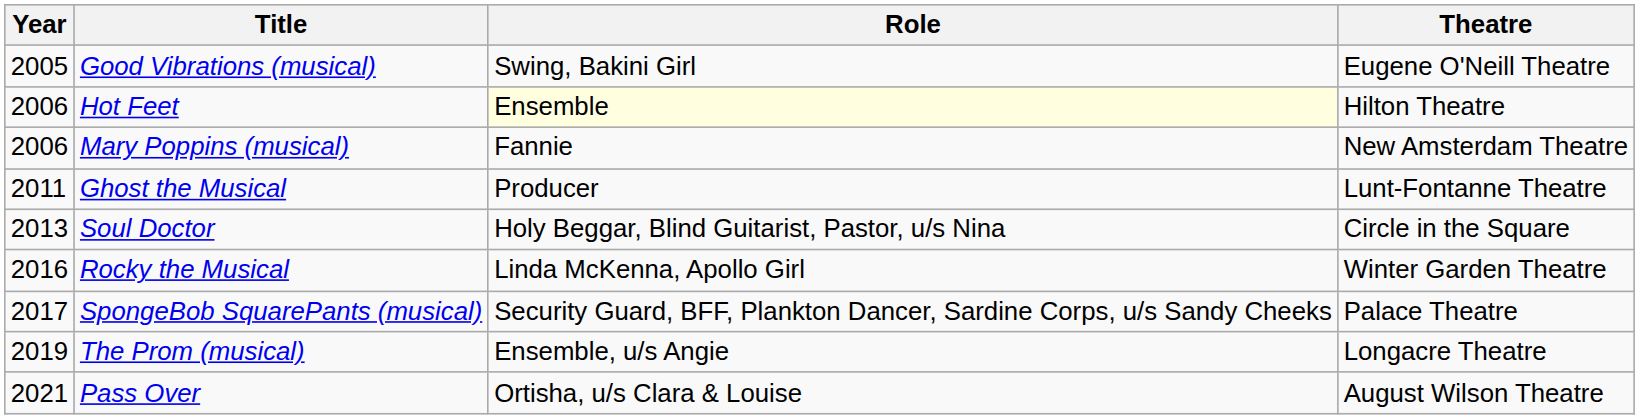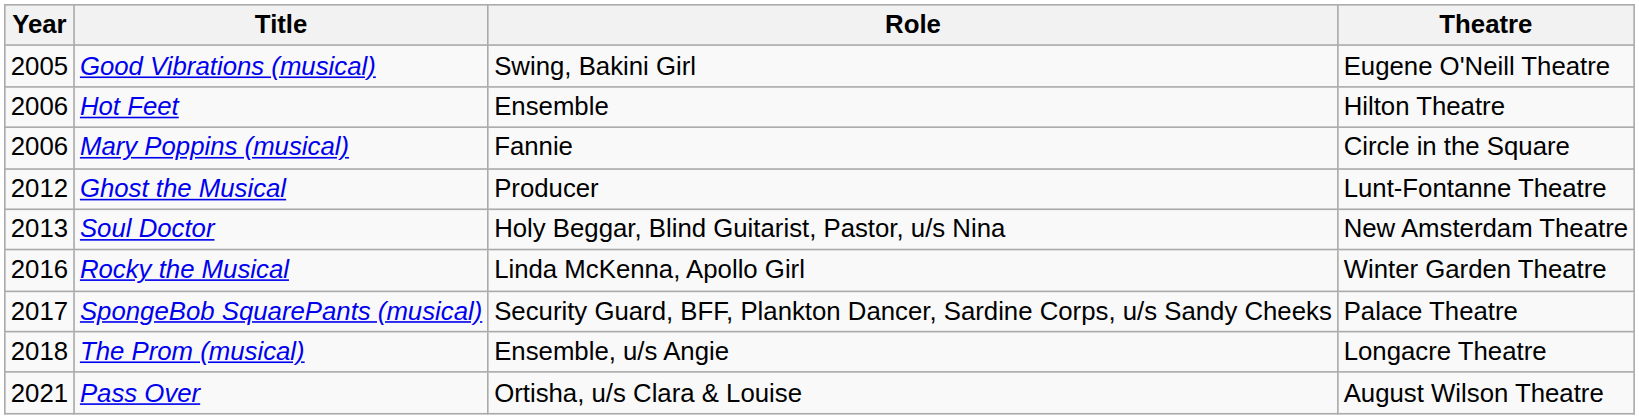(551, 106) lightyellow background -> (551, 106) no background
(1486, 147) New Amsterdam Theatre -> (1457, 147) Circle in the Square
(38, 188) 2011 -> (39, 188) 2012
(1457, 229) Circle in the Square -> (1486, 229) New Amsterdam Theatre
(39, 351) 2019 -> (39, 351) 2018
